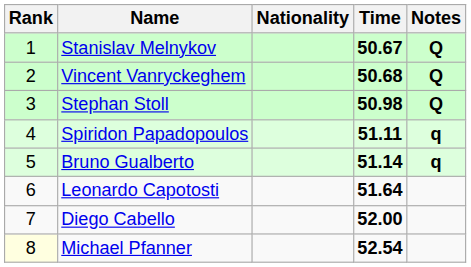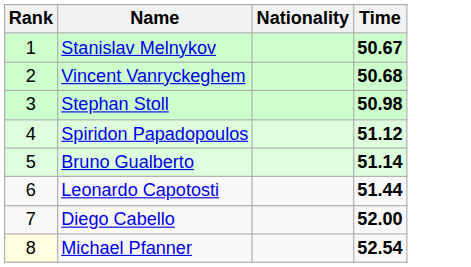- column: (436, 18)
(380, 133) 51.11 -> (380, 133) 51.12
(380, 190) 51.64 -> (380, 190) 51.44
